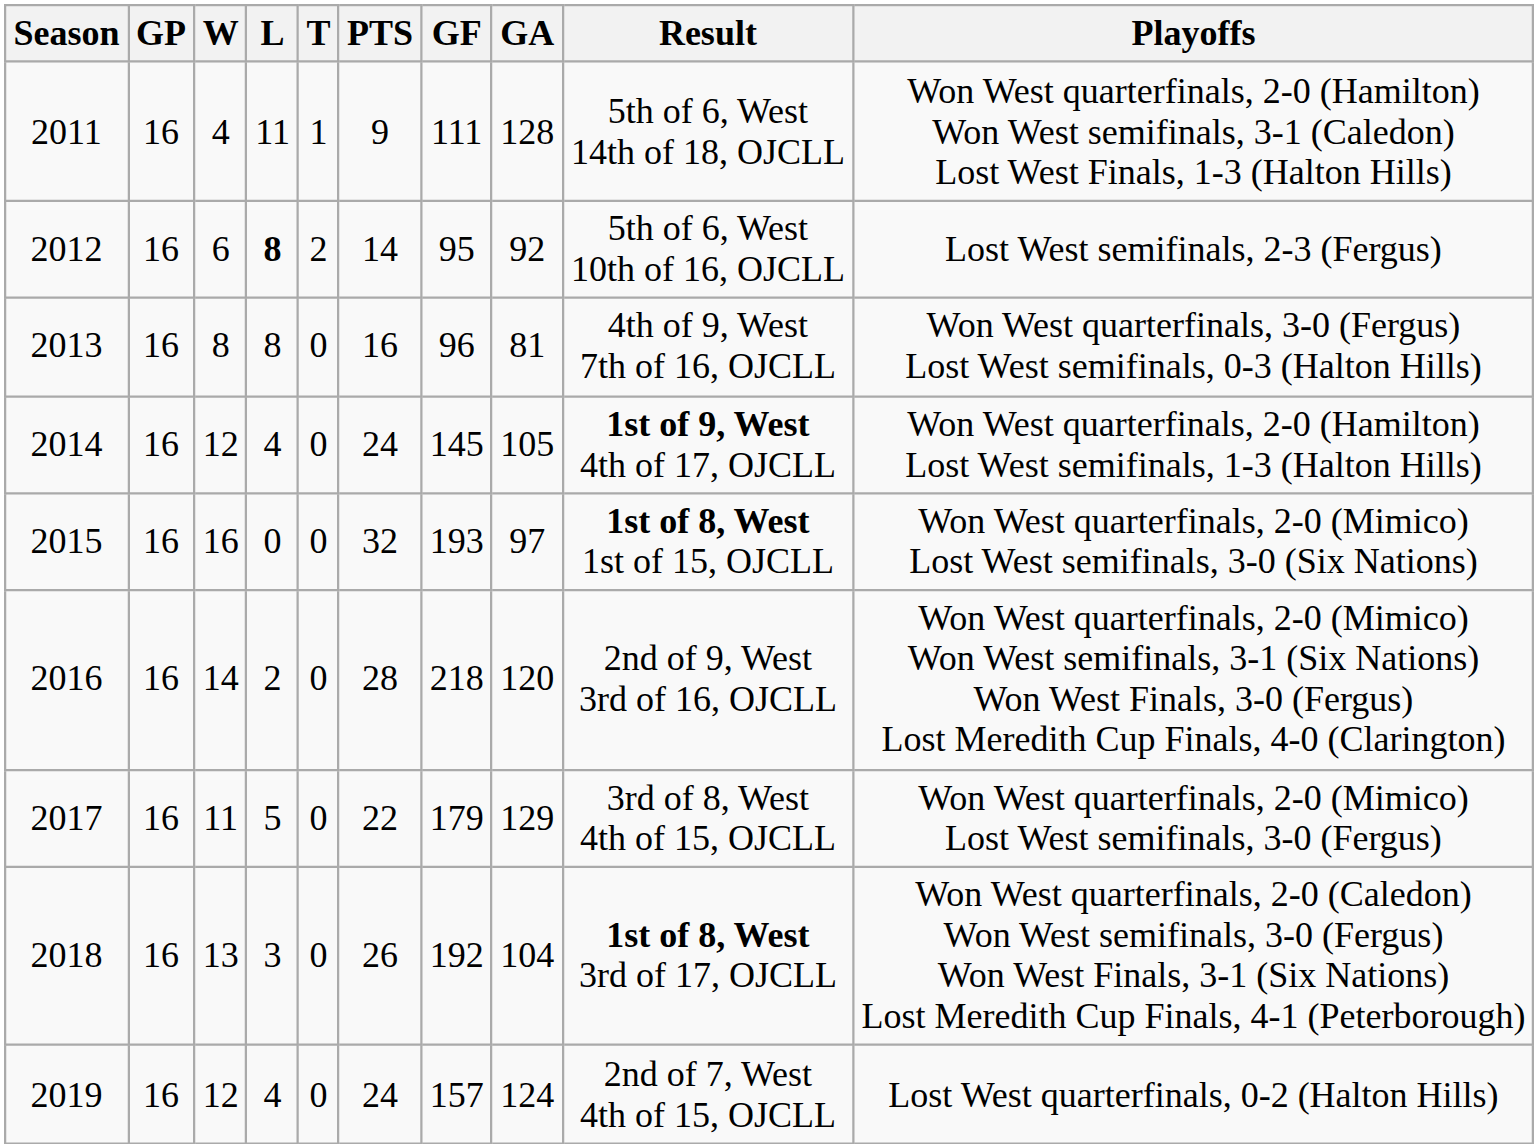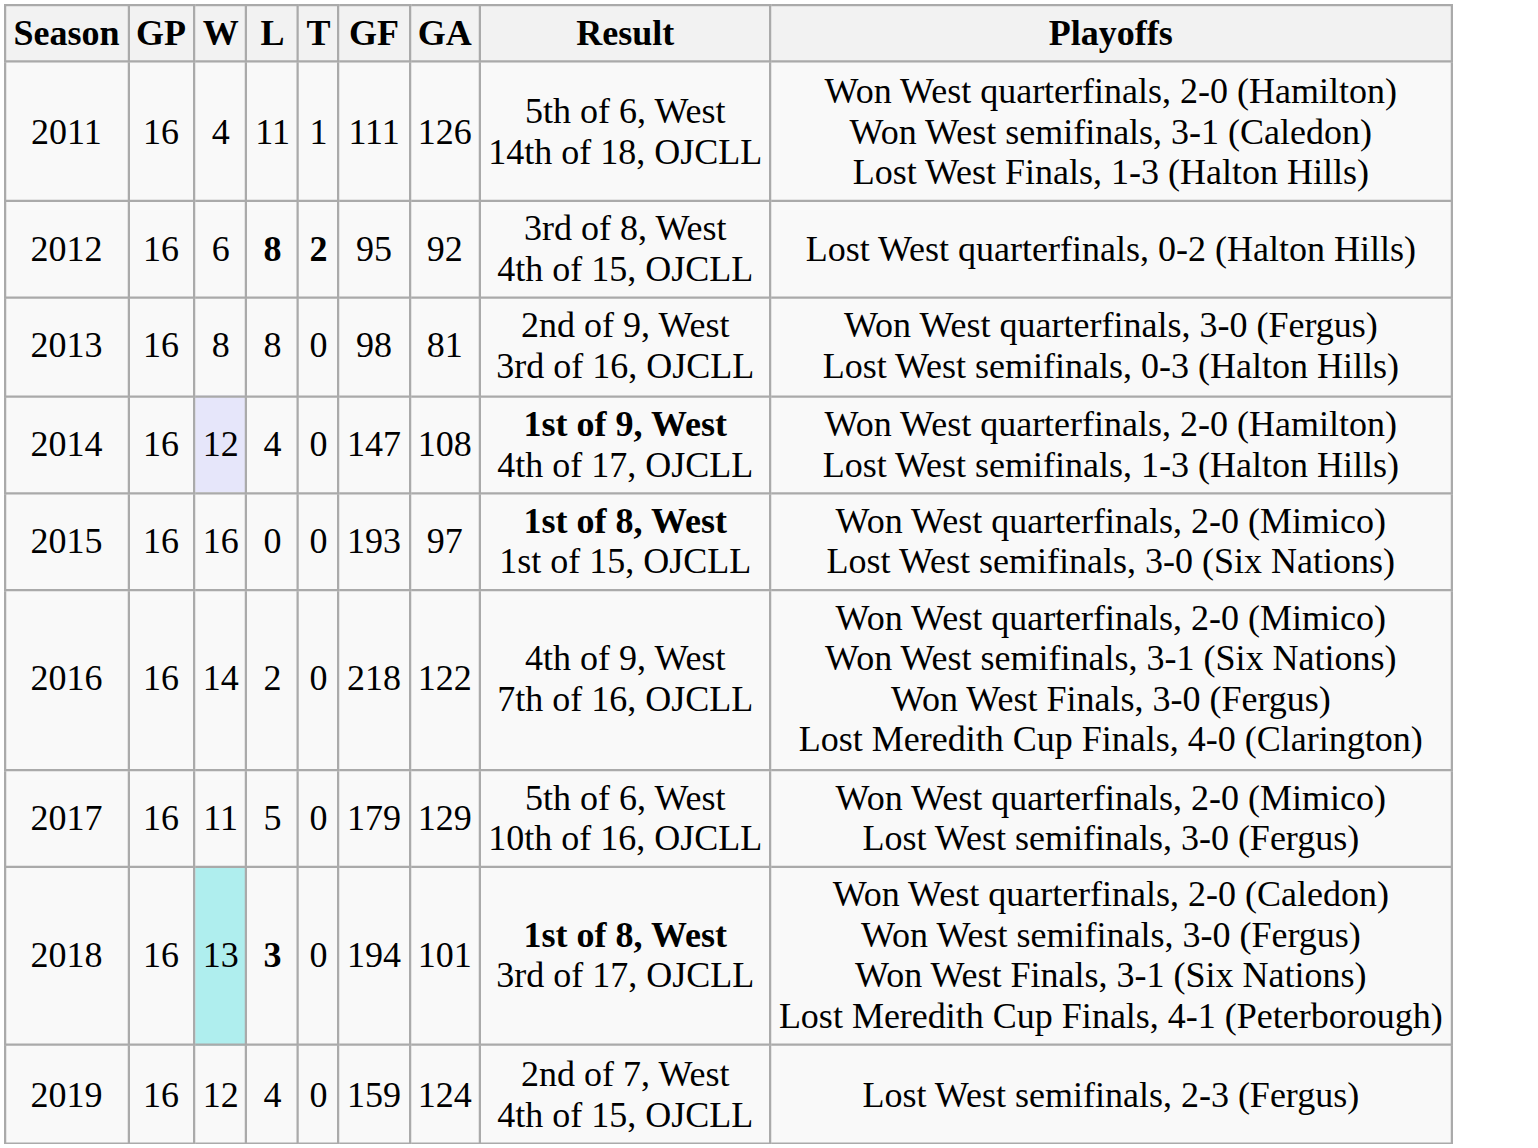- column: (380, 33)
(527, 130) 128 -> (445, 130) 126
(318, 248) normal -> (318, 248) bold
(708, 248) 5th of 6, West 10th of 16, OJCLL -> (625, 248) 3rd of 8, West 4th of 15, OJCLL
(1193, 248) Lost West semifinals, 2-3 (Fergus) -> (1111, 248) Lost West quarterfinals, 0-2 (Halton Hills)
(457, 346) 96 -> (374, 346) 98
(708, 346) 4th of 9, West 7th of 16, OJCLL -> (625, 346) 2nd of 9, West 3rd of 16, OJCLL
(221, 443) no background -> (221, 443) lavender background
(457, 443) 145 -> (374, 443) 147
(527, 443) 105 -> (445, 443) 108
(527, 679) 120 -> (445, 679) 122
(708, 679) 2nd of 9, West 3rd of 16, OJCLL -> (625, 679) 4th of 9, West 7th of 16, OJCLL
(708, 817) 3rd of 8, West 4th of 15, OJCLL -> (625, 817) 5th of 6, West 10th of 16, OJCLL
(221, 955) no background -> (221, 955) paleturquoise background
(273, 955) normal -> (273, 955) bold
(457, 955) 192 -> (374, 955) 194
(527, 955) 104 -> (445, 955) 101
(457, 1093) 157 -> (374, 1093) 159
(1193, 1093) Lost West quarterfinals, 0-2 (Halton Hills) -> (1111, 1093) Lost West semifinals, 2-3 (Fergus)
